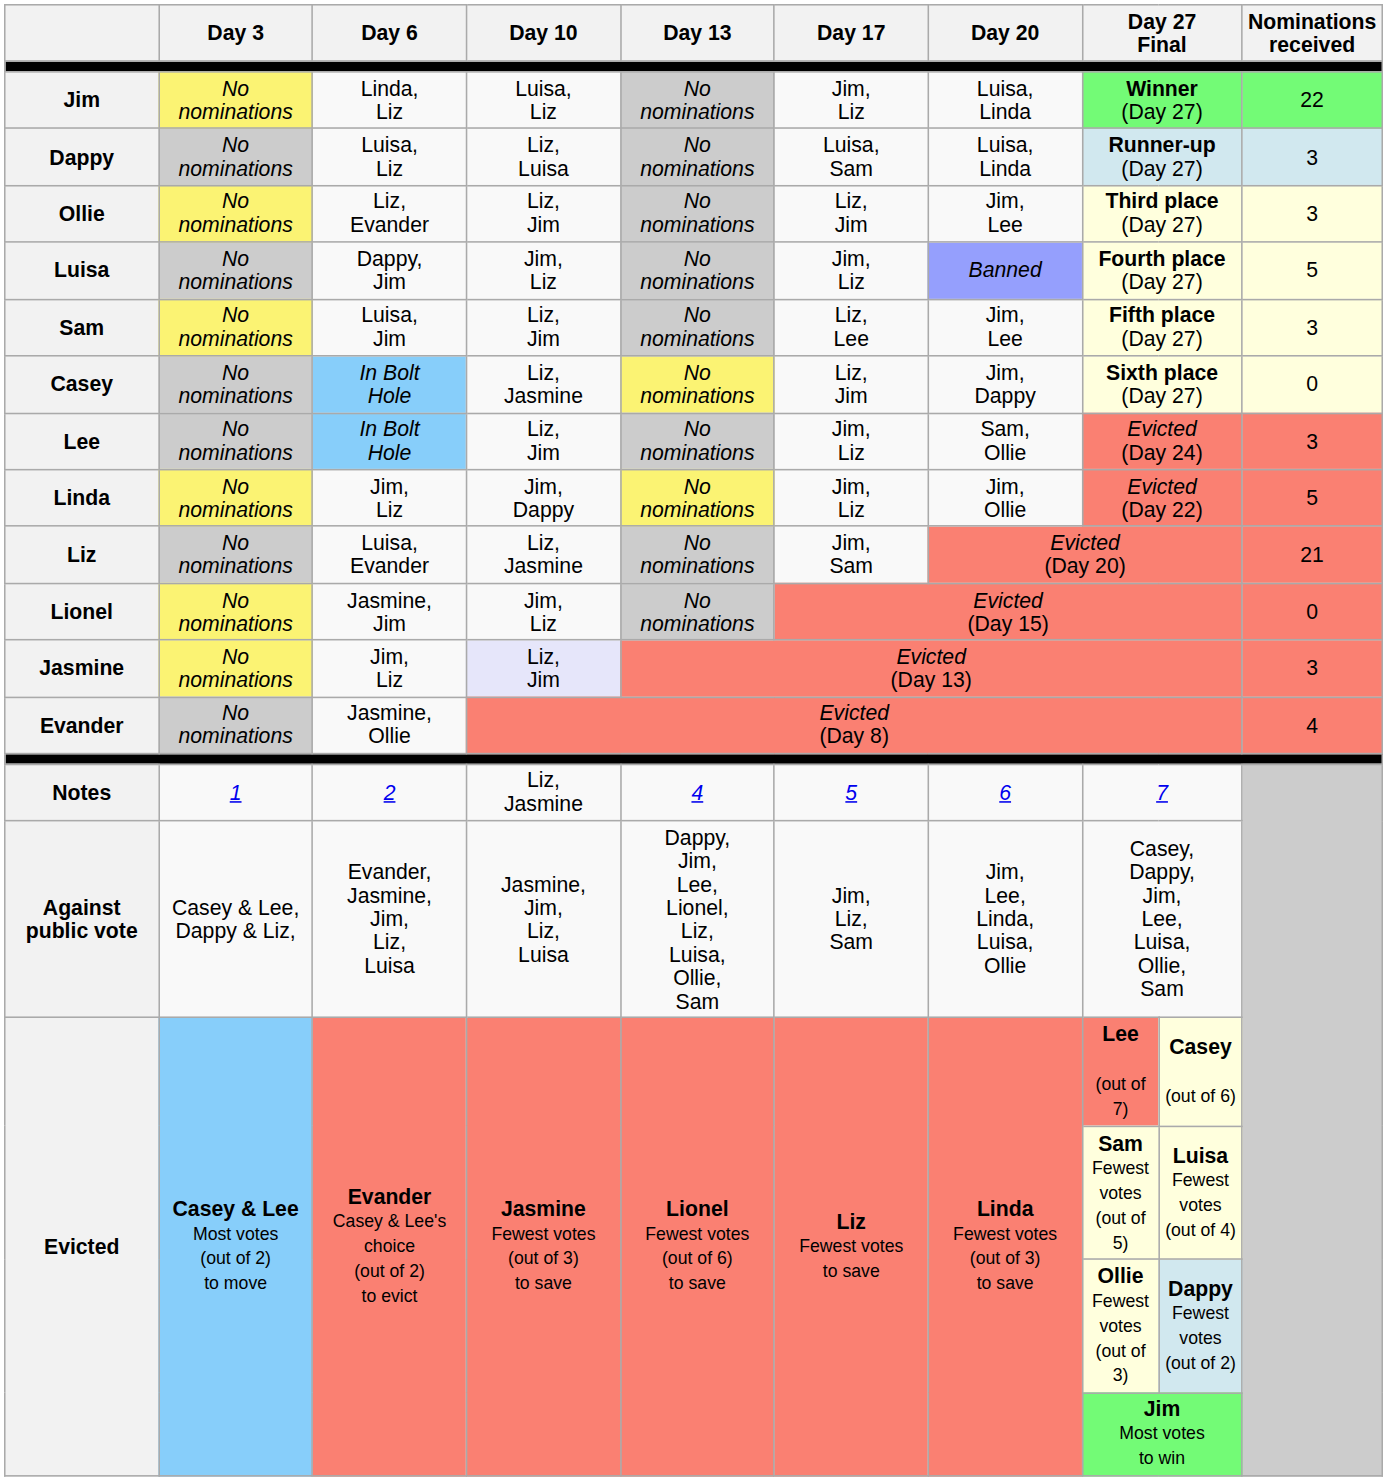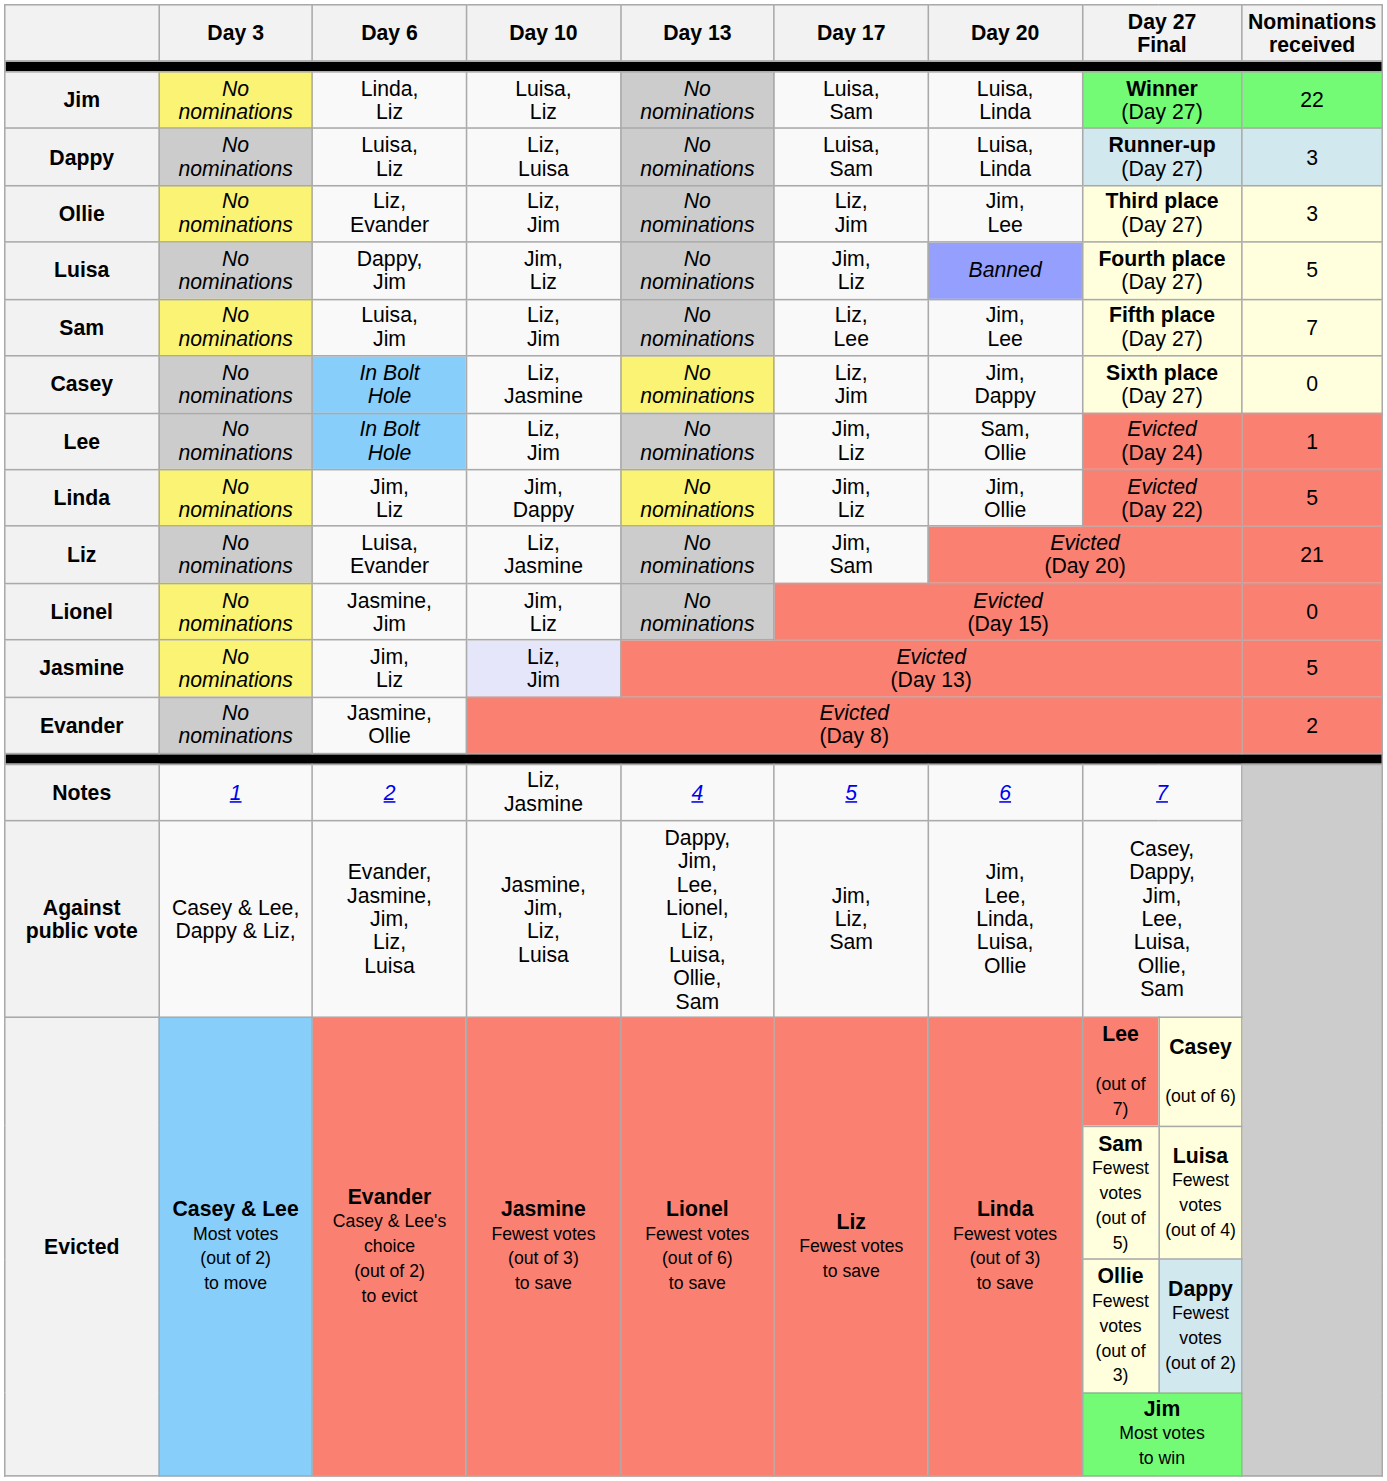(851, 100) Jim, Liz -> (851, 100) Luisa, Sam
(1312, 327) 3 -> (1312, 327) 7
(1312, 441) 3 -> (1312, 441) 1
(1312, 668) 3 -> (1312, 668) 5
(1312, 725) 4 -> (1312, 725) 2
